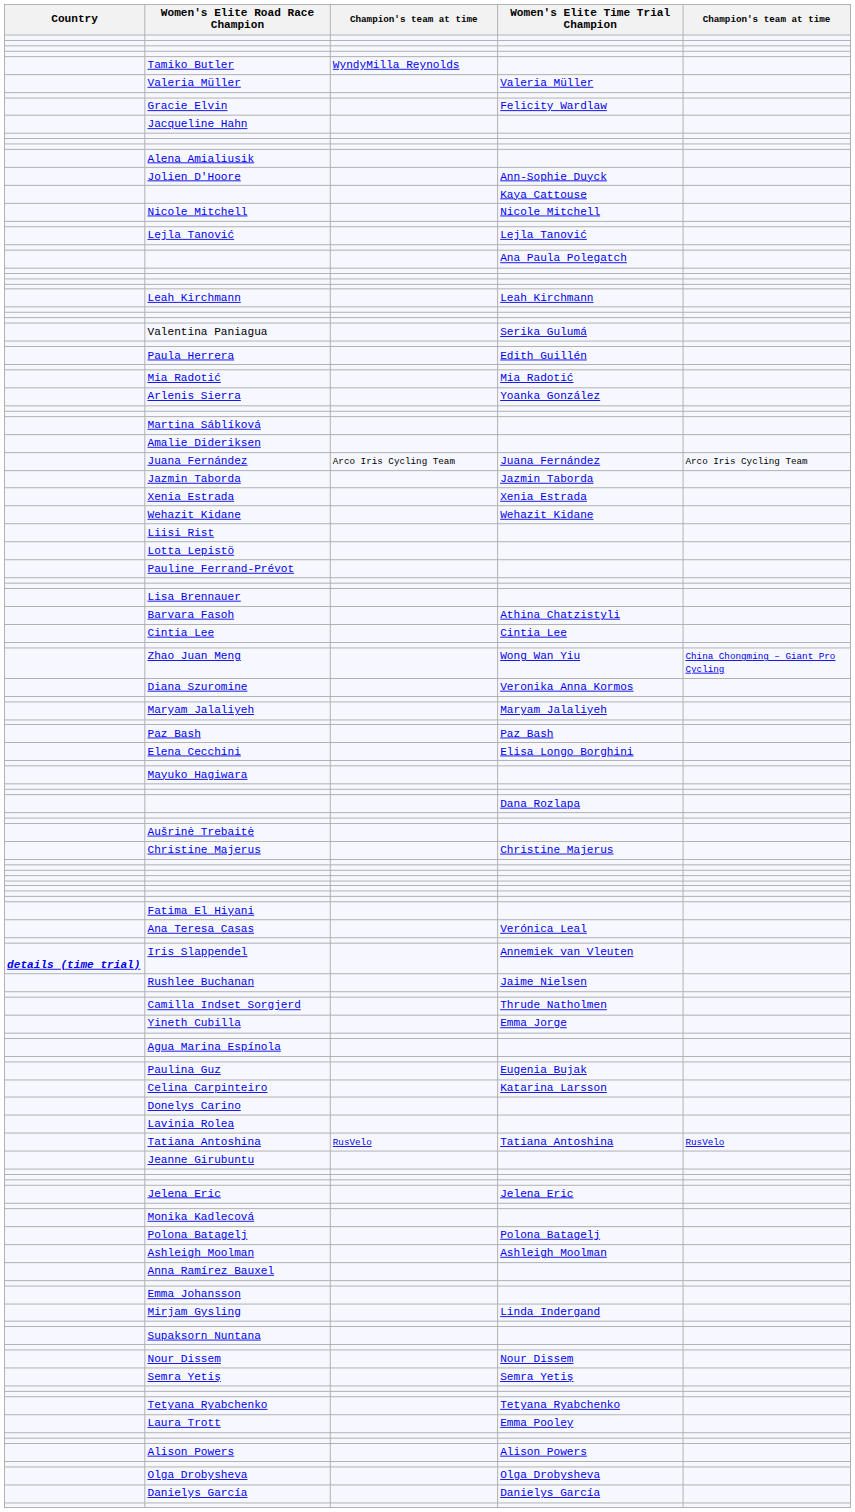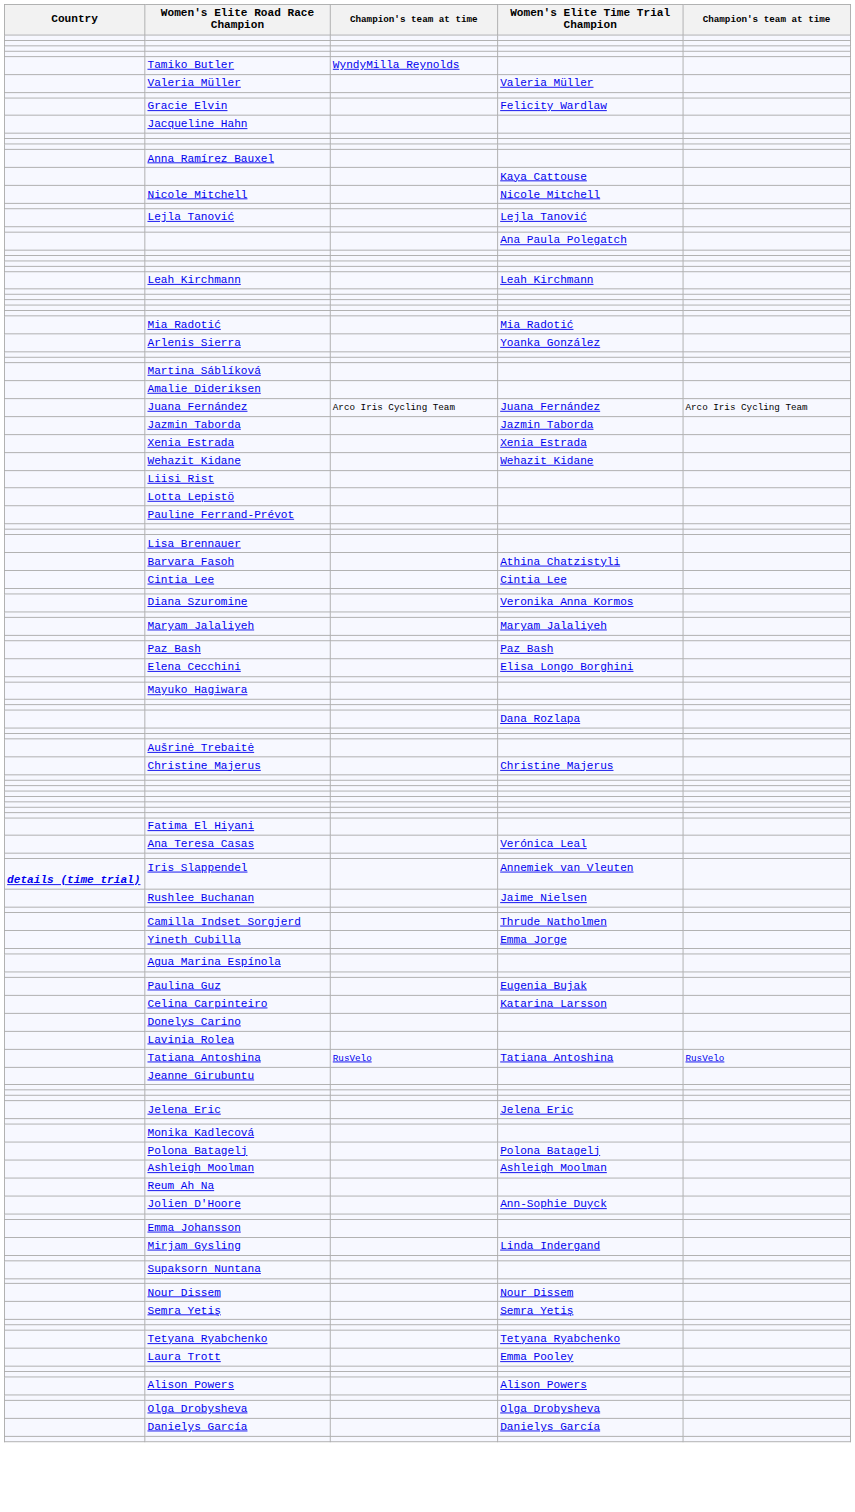- row: (201, 159)
rows swapped: (194, 177) <-> (211, 1272)
- row: (207, 333)
- row: (191, 356)
- row: (194, 657)
+ row: (181, 1187)
